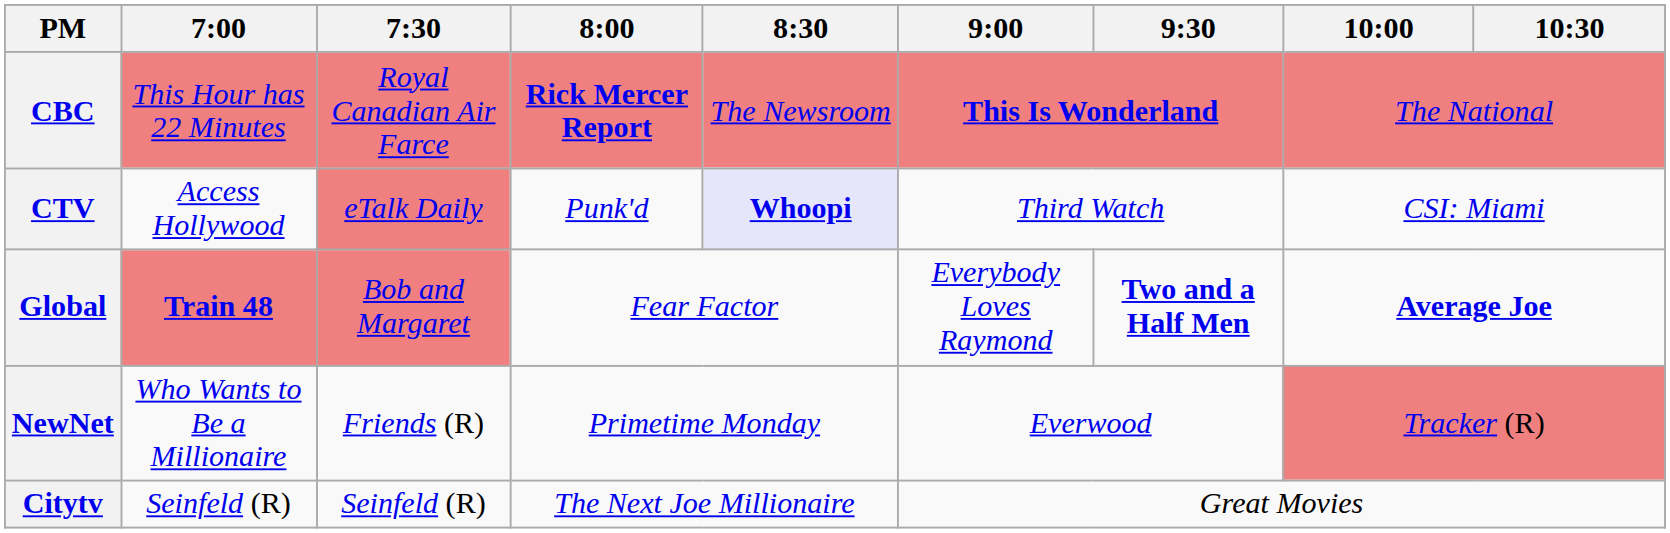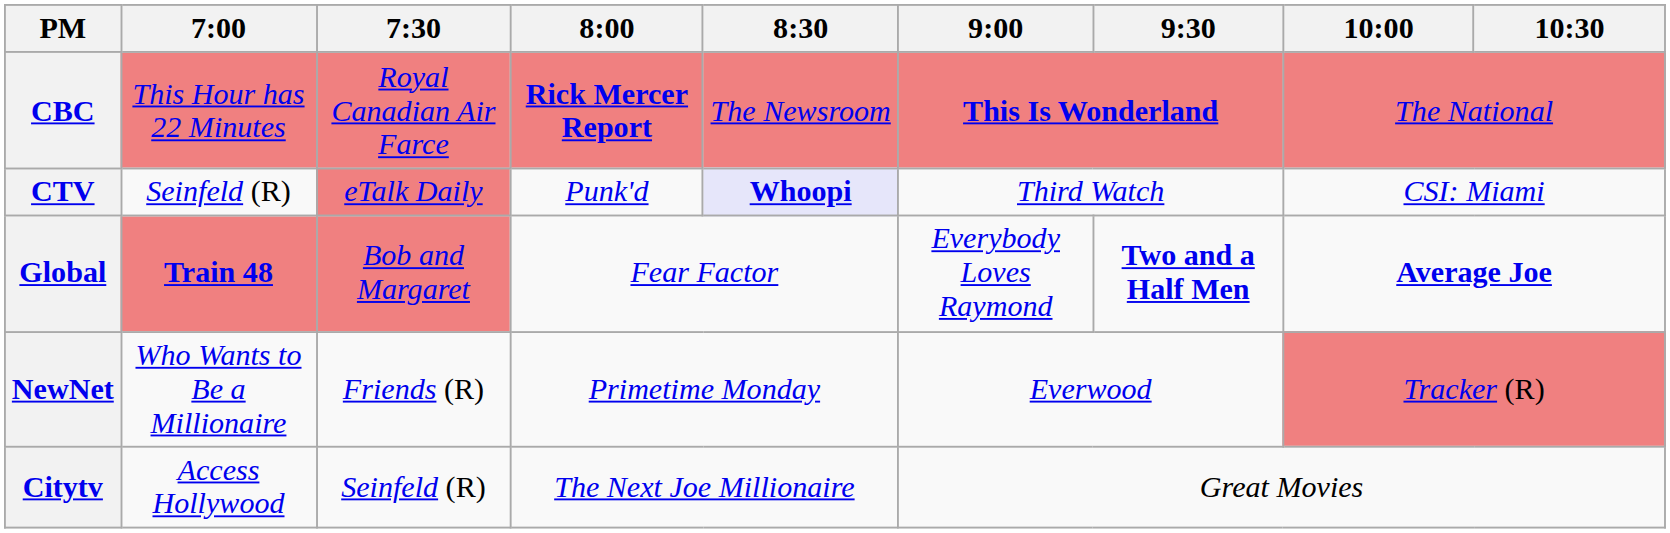(218, 208) Access Hollywood -> (218, 191) Seinfeld (R)
(218, 503) Seinfeld (R) -> (218, 486) Access Hollywood
